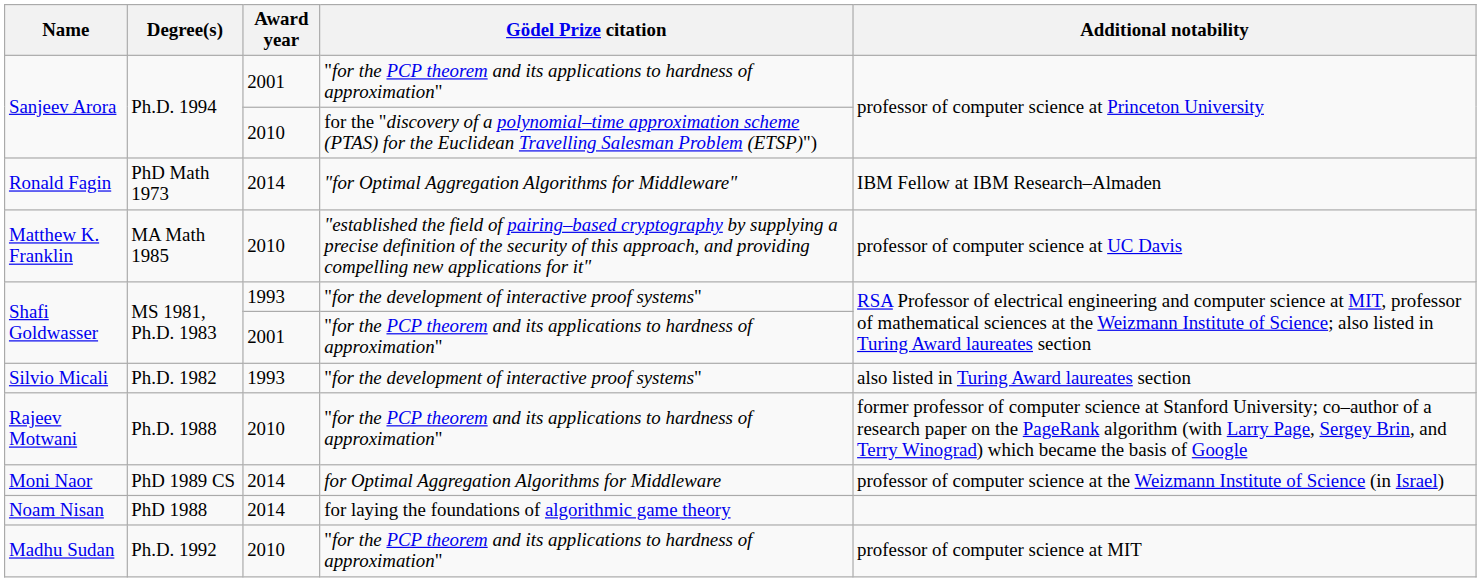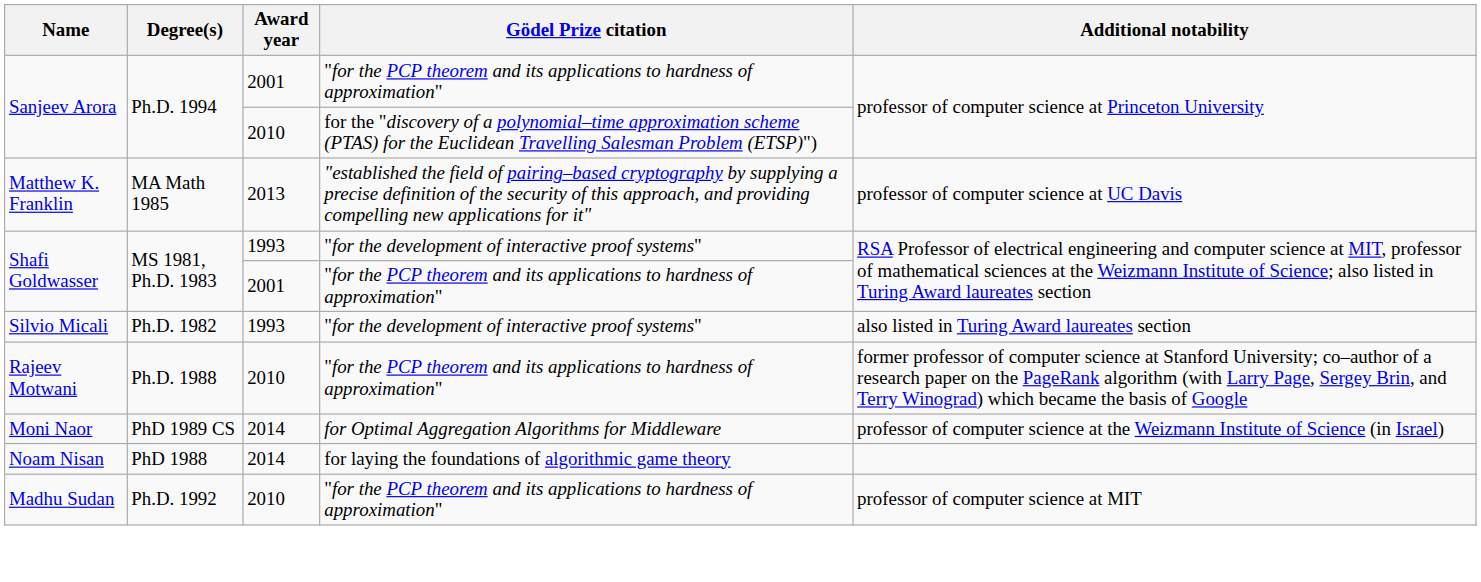- row: (60, 183)
(266, 245) 2010 -> (266, 194) 2013
